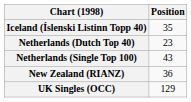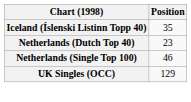(168, 58) 43 -> (168, 58) 46
- row: (77, 74)
